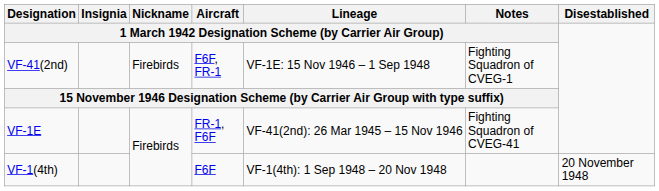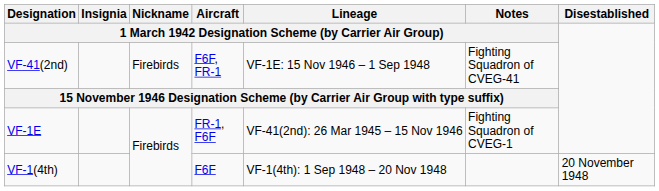(501, 65) Fighting Squadron of CVEG-1 -> (501, 65) Fighting Squadron of CVEG-41
(501, 130) Fighting Squadron of CVEG-41 -> (501, 130) Fighting Squadron of CVEG-1
